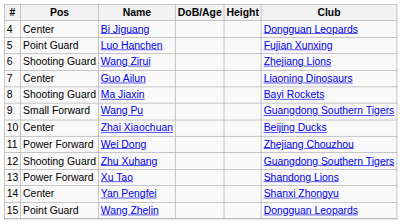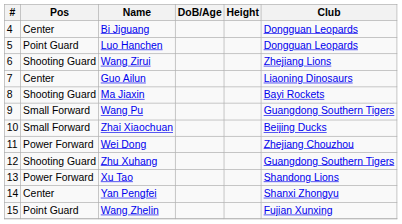(298, 45) Fujian Xunxing -> (311, 45) Dongguan Leopards
(39, 128) Center -> (57, 128) Small Forward
(311, 210) Dongguan Leopards -> (298, 210) Fujian Xunxing
